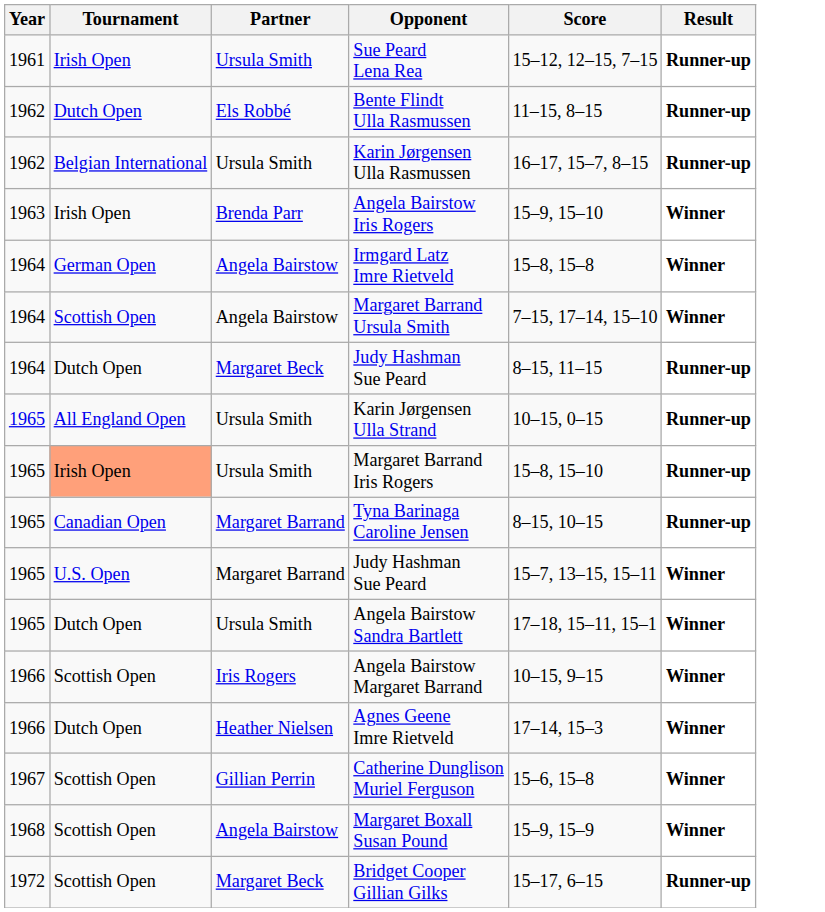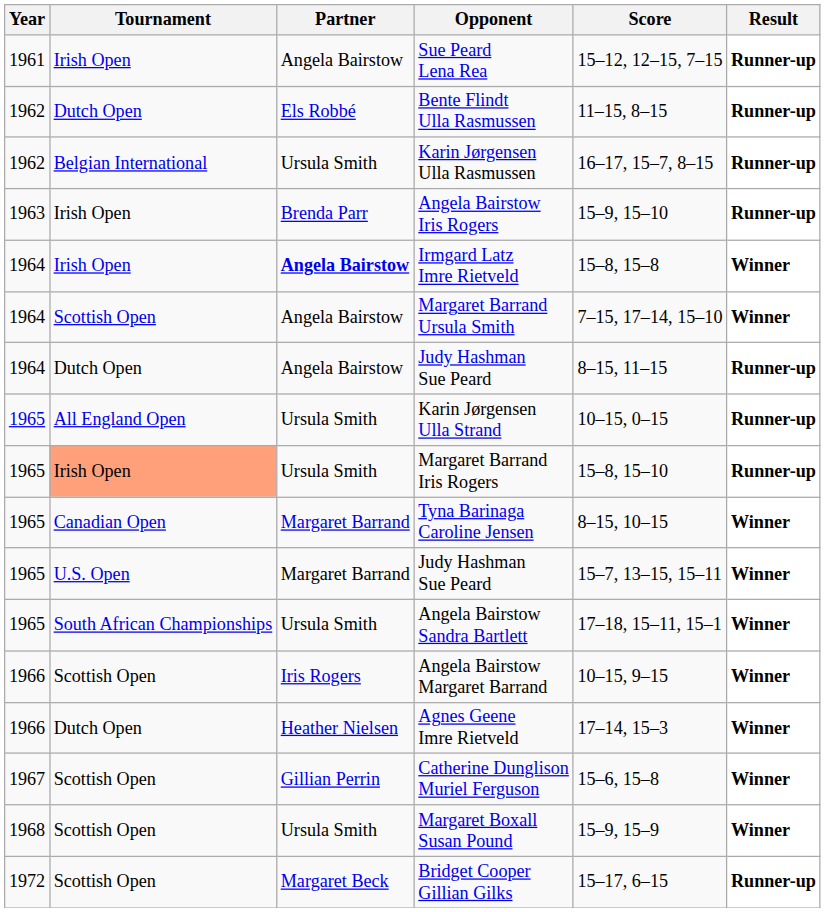(264, 60) Ursula Smith -> (342, 60) Angela Bairstow
(696, 214) Winner -> (773, 214) Runner-up
(105, 265) German Open -> (92, 265) Irish Open
(277, 265) normal -> (345, 265) bold
(270, 368) Margaret Beck -> (342, 368) Angela Bairstow
(708, 522) Runner-up -> (761, 522) Winner
(98, 625) Dutch Open -> (163, 625) South African Championships
(277, 830) Angela Bairstow -> (329, 830) Ursula Smith
